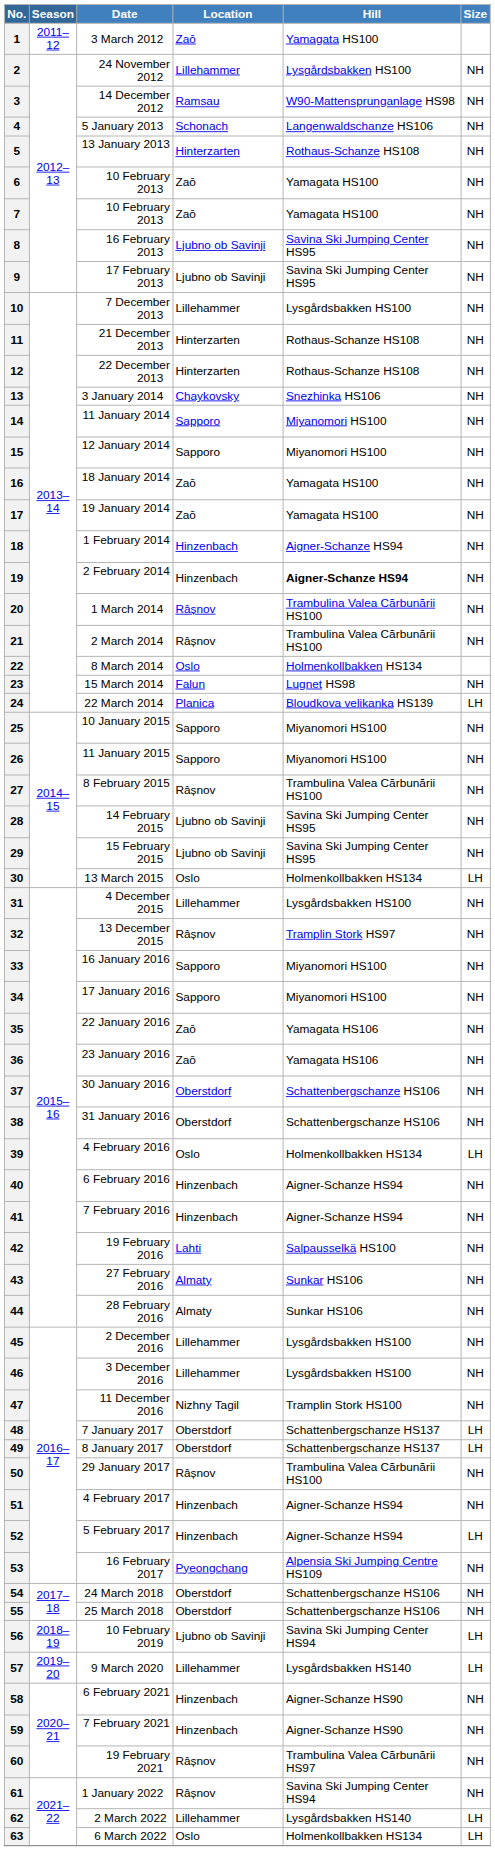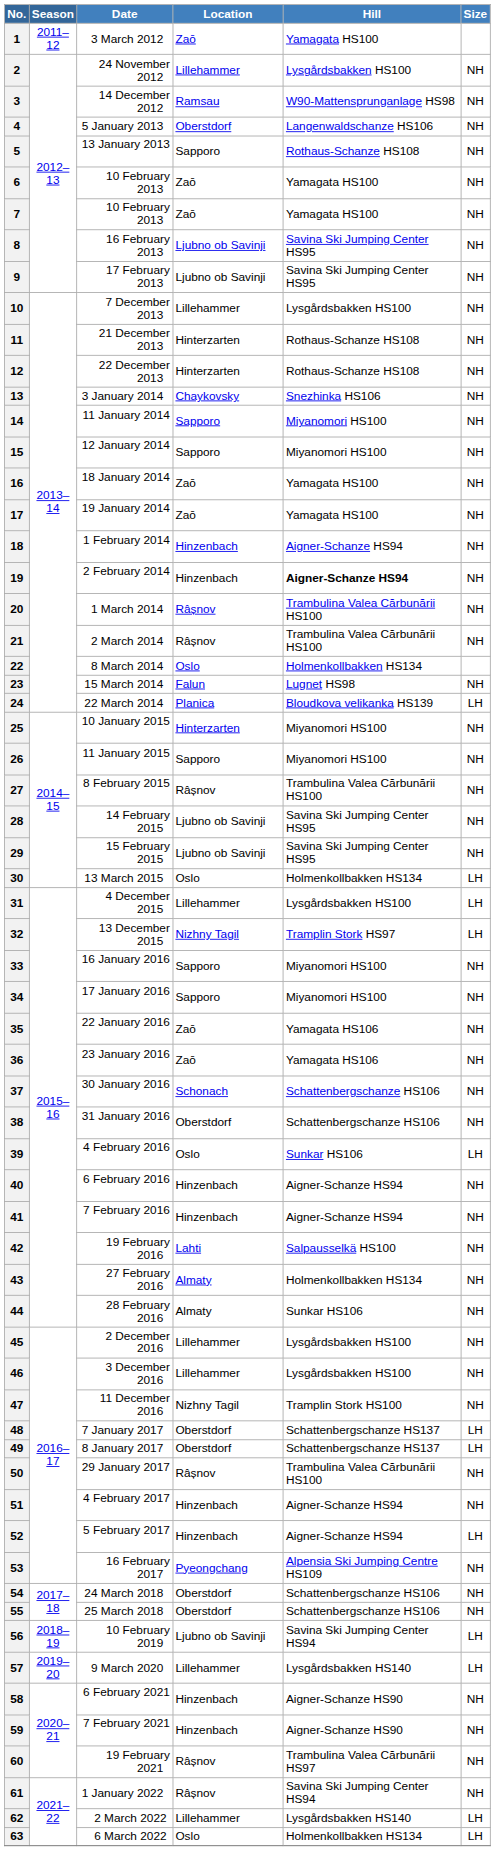(202, 126) Schonach -> (203, 126) Oberstdorf
(208, 151) Hinterzarten -> (198, 151) Sapporo
(198, 727) Sapporo -> (208, 727) Hinterzarten
(475, 903) NH -> (475, 903) LH
(195, 934) Râșnov -> (207, 934) Nizhny Tagil
(475, 934) NH -> (475, 934) LH
(203, 1091) Oberstdorf -> (202, 1091) Schonach
(354, 1154) Holmenkollbakken HS134 -> (324, 1154) Sunkar HS106
(324, 1279) Sunkar HS106 -> (354, 1279) Holmenkollbakken HS134
